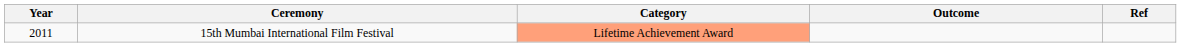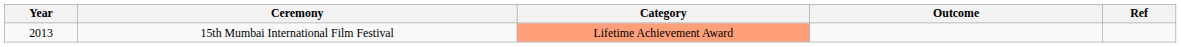(41, 32) 2011 -> (41, 32) 2013
